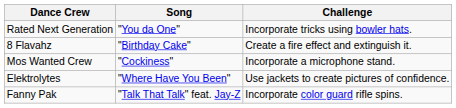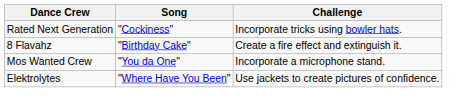(149, 29) "You da One" -> (146, 29) "Cockiness"
(146, 62) "Cockiness" -> (149, 62) "You da One"
- row: (32, 95)
